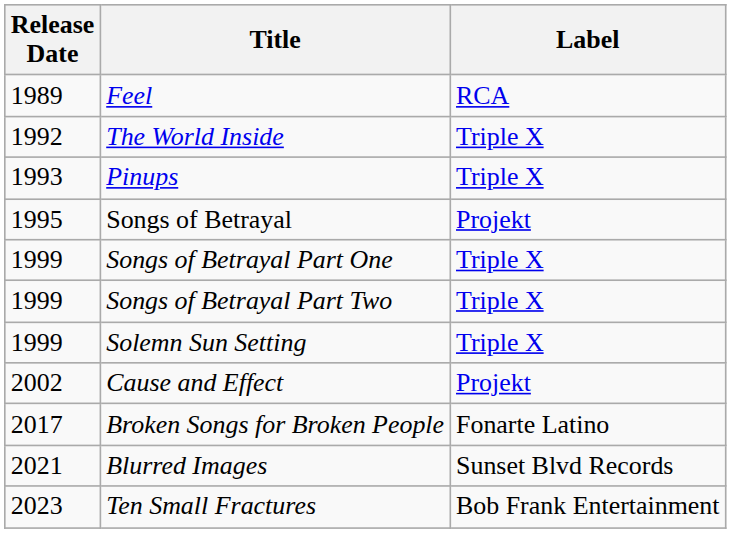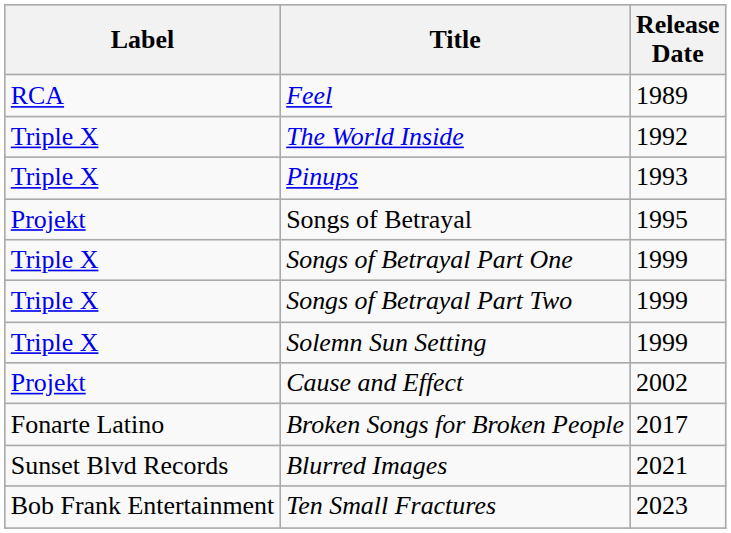columns swapped: (53, 39) <-> (588, 39)
